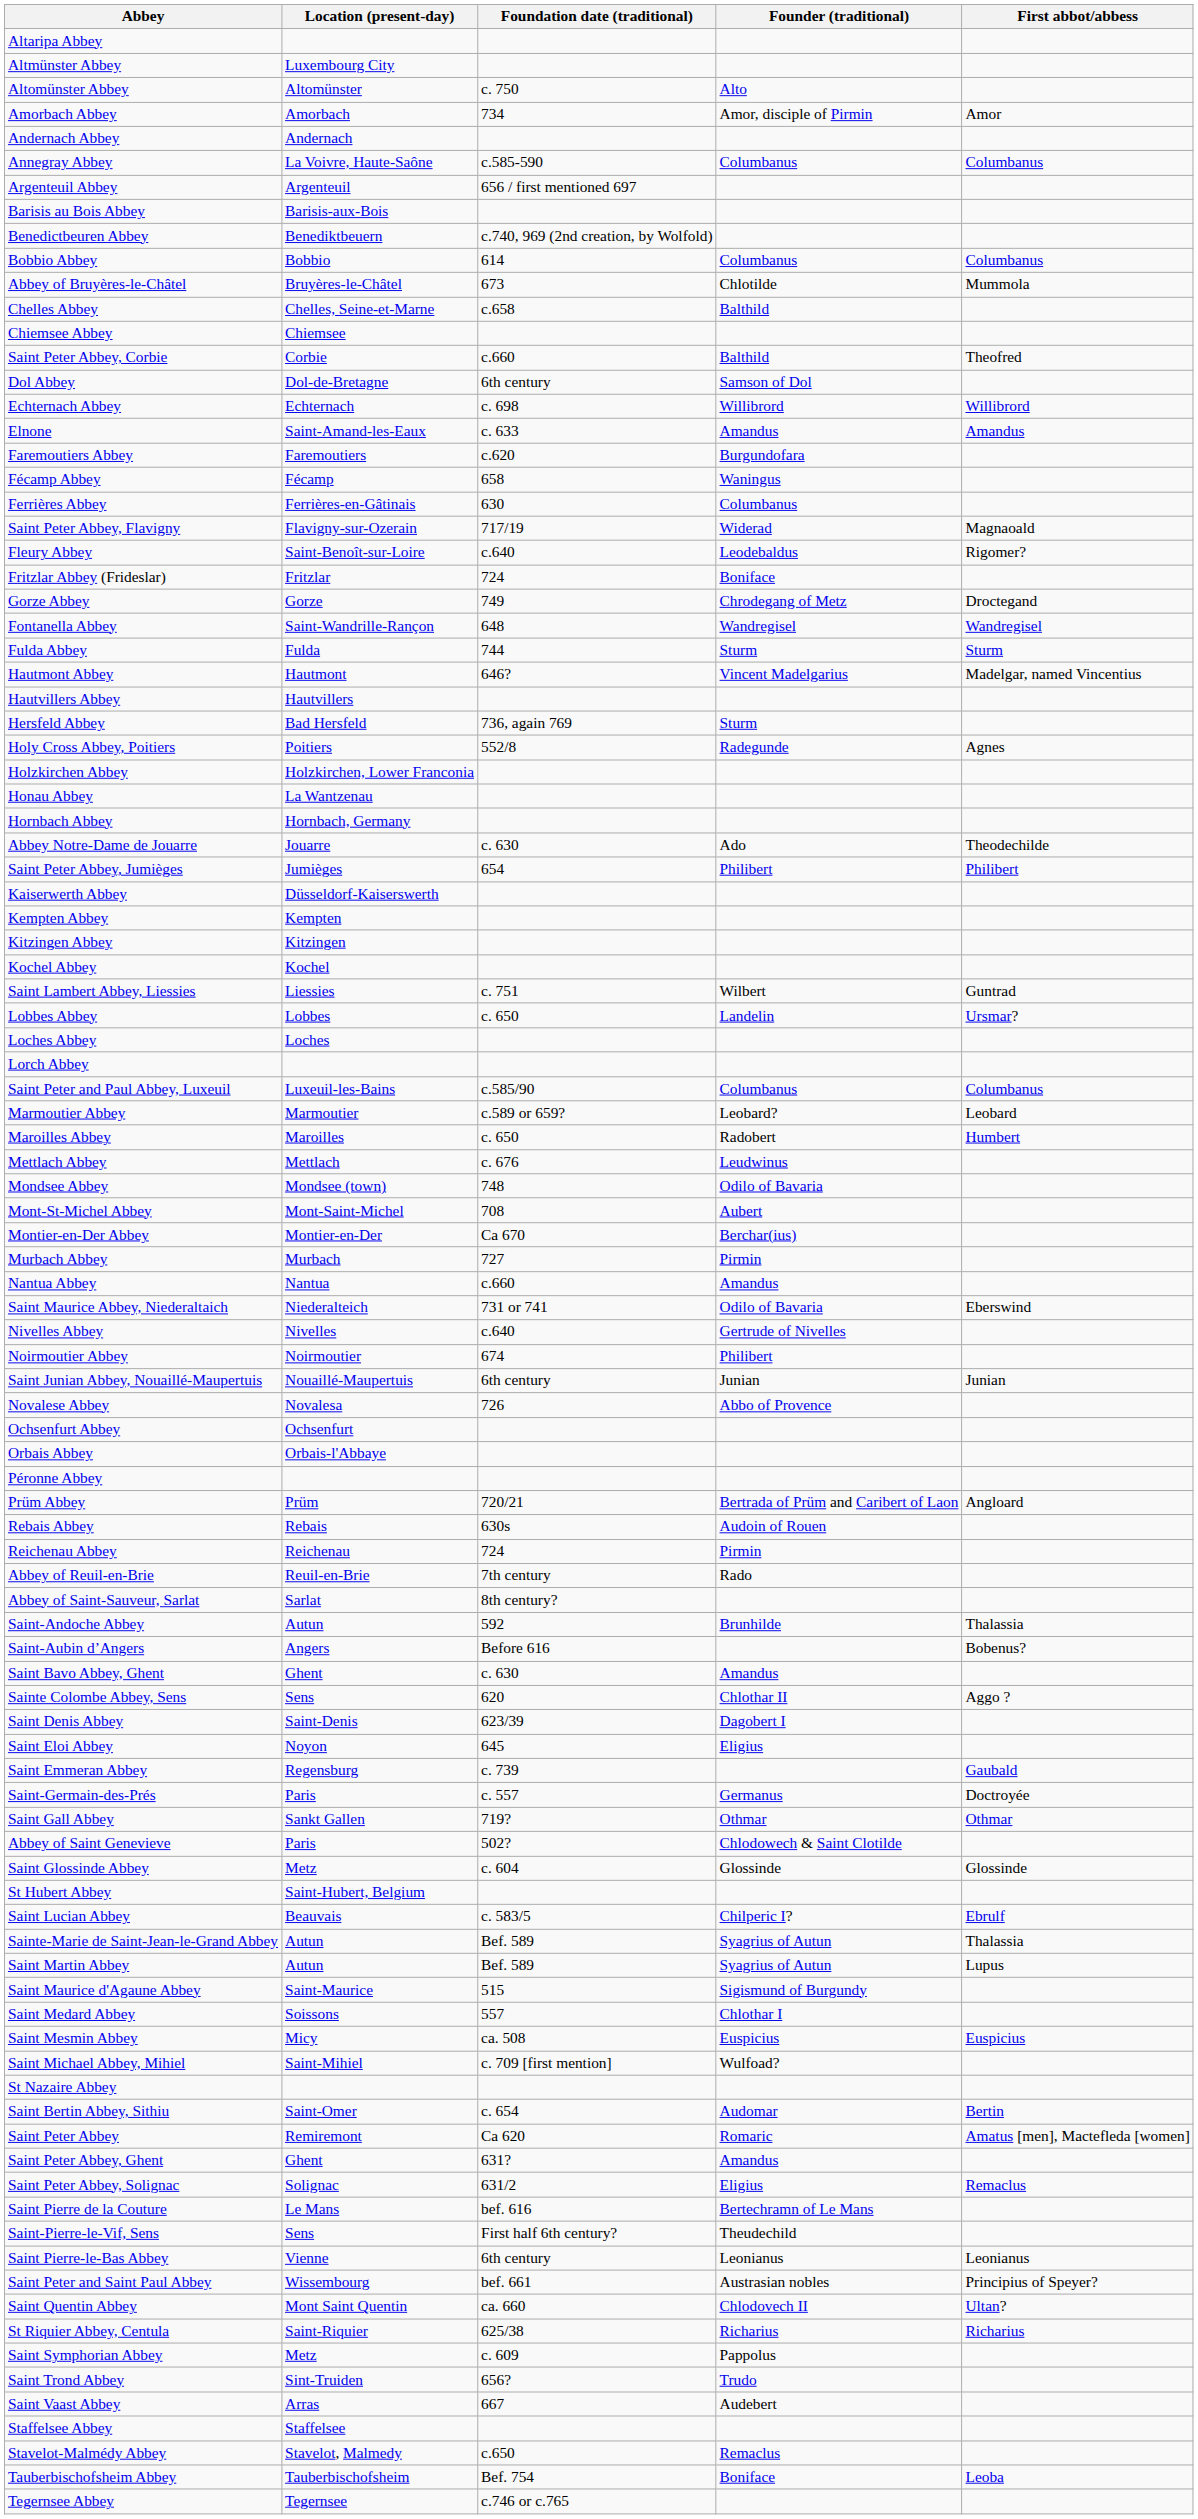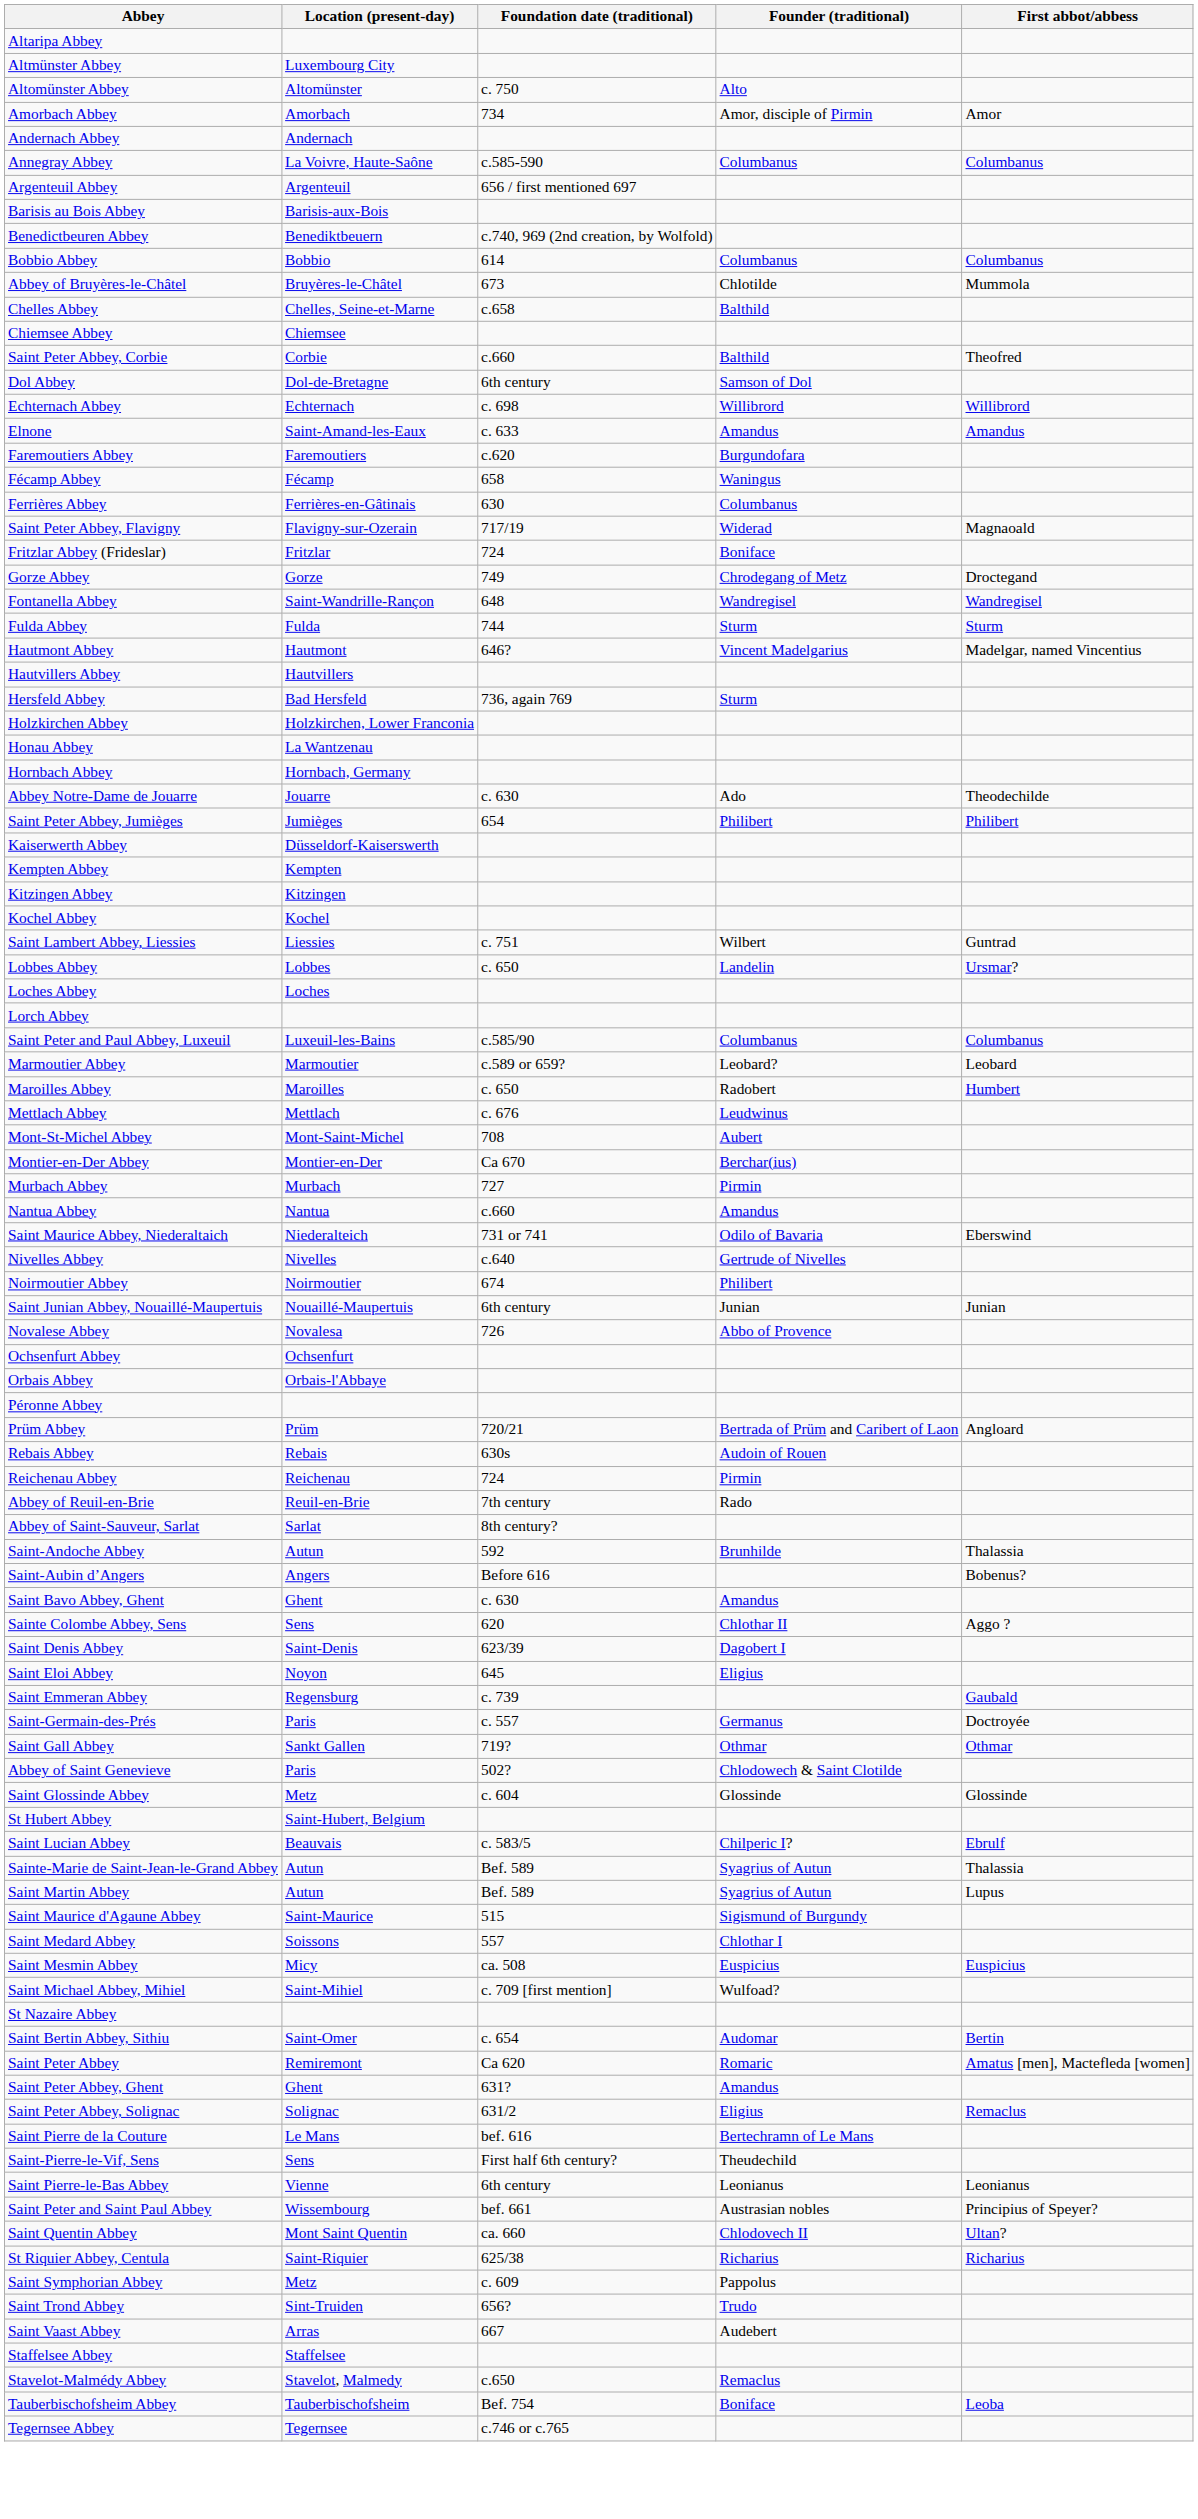- row: (50, 552)
- row: (92, 747)
- row: (58, 1185)
